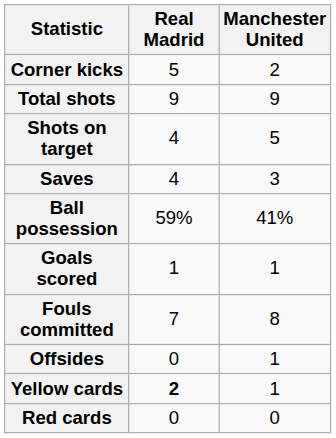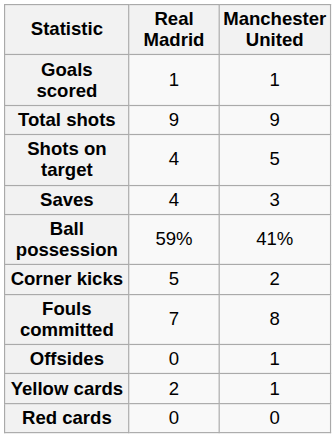rows swapped: (67, 268) <-> (67, 69)
(174, 388) bold -> (174, 388) normal
